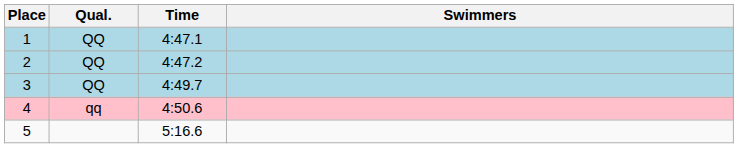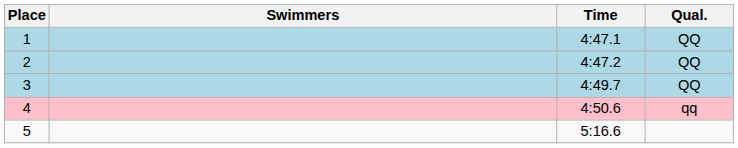columns swapped: (480, 16) <-> (94, 16)
